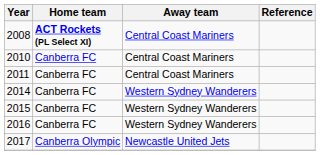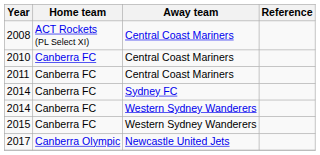(68, 35) bold -> (66, 35) normal
+ row: (19, 91)
- row: (19, 125)
